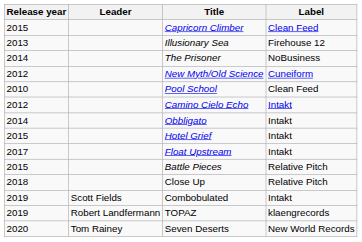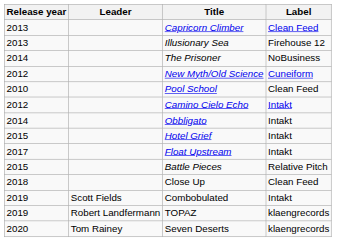(17, 27) 2015 -> (17, 27) 2013
(298, 182) Relative Pitch -> (293, 182) Clean Feed
(311, 228) New World Records -> (299, 228) klaengrecords
